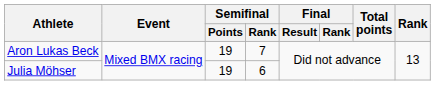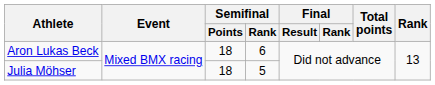(225, 52) 19 -> (225, 52) 18
(262, 52) 7 -> (262, 52) 6
(225, 71) 19 -> (225, 71) 18
(262, 71) 6 -> (262, 71) 5
